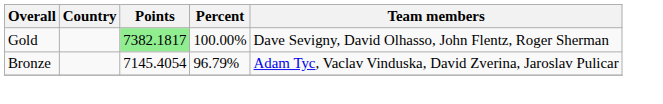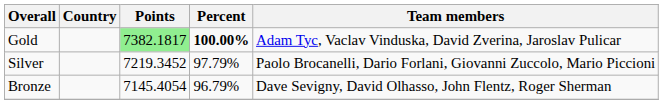(220, 39) normal -> (221, 39) bold
(431, 39) Dave Sevigny, David Olhasso, John Flentz, Roger Sherman -> (439, 39) Adam Tyc, Vaclav Vinduska, David Zverina, Jaroslav Pulicar
+ row: (26, 63)
(436, 63) Adam Tyc, Vaclav Vinduska, David Zverina, Jaroslav Pulicar -> (434, 87) Dave Sevigny, David Olhasso, John Flentz, Roger Sherman
